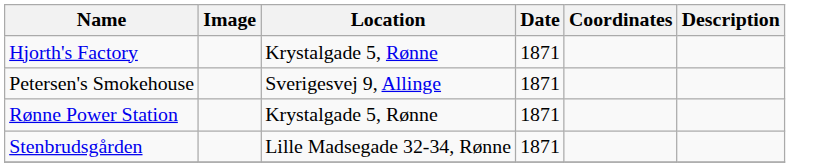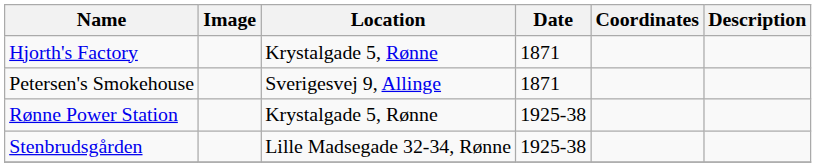(540, 114) 1871 -> (553, 114) 1925-38
(540, 146) 1871 -> (553, 146) 1925-38
